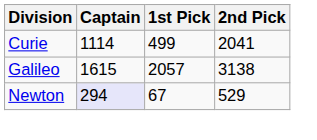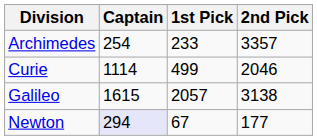+ row: (52, 43)
(236, 43) 2041 -> (259, 69) 2046
(232, 95) 529 -> (255, 122) 177
